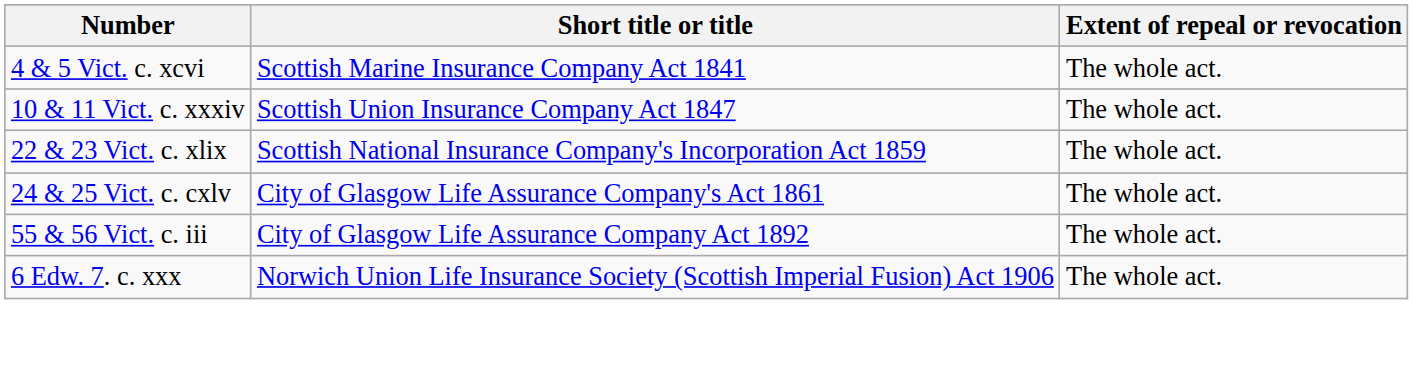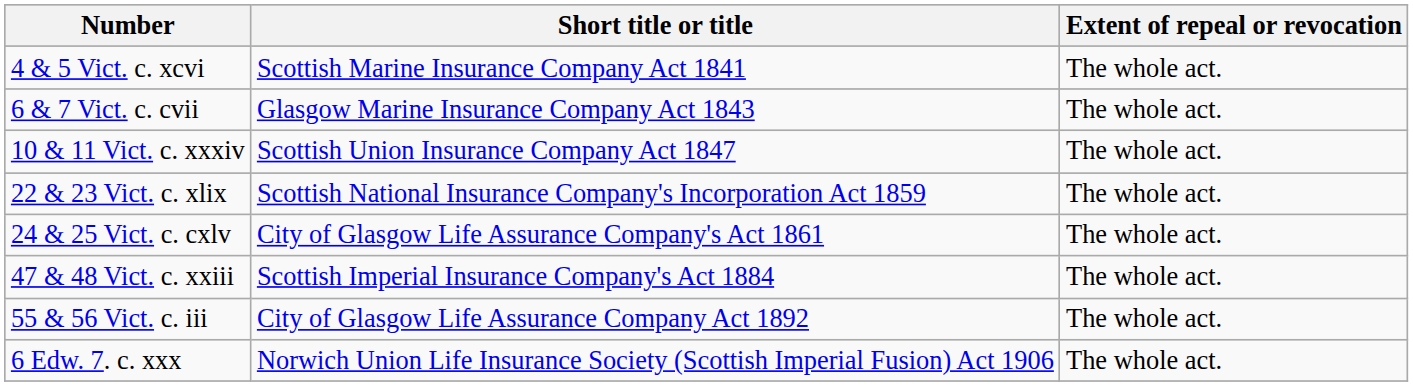+ row: (105, 109)
+ row: (122, 276)
